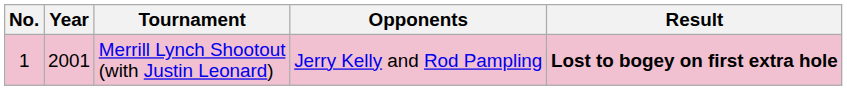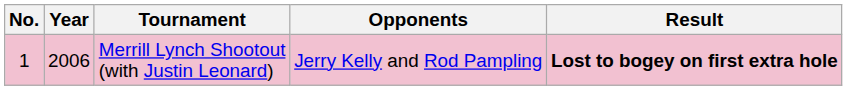(69, 60) 2001 -> (69, 60) 2006
